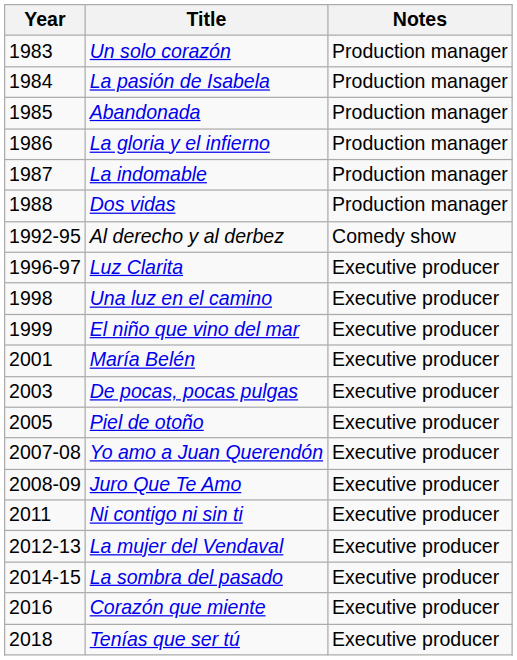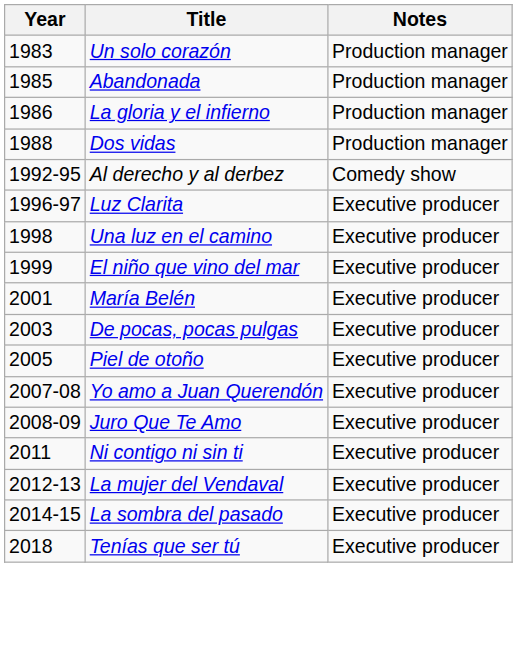- row: (180, 81)
- row: (148, 174)
- row: (178, 608)
